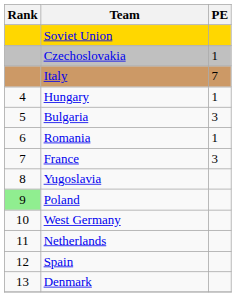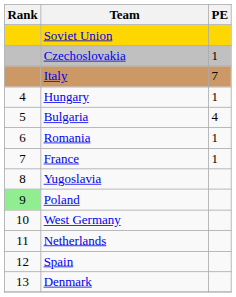(215, 117) 3 -> (215, 117) 4
(215, 158) 3 -> (215, 158) 1
